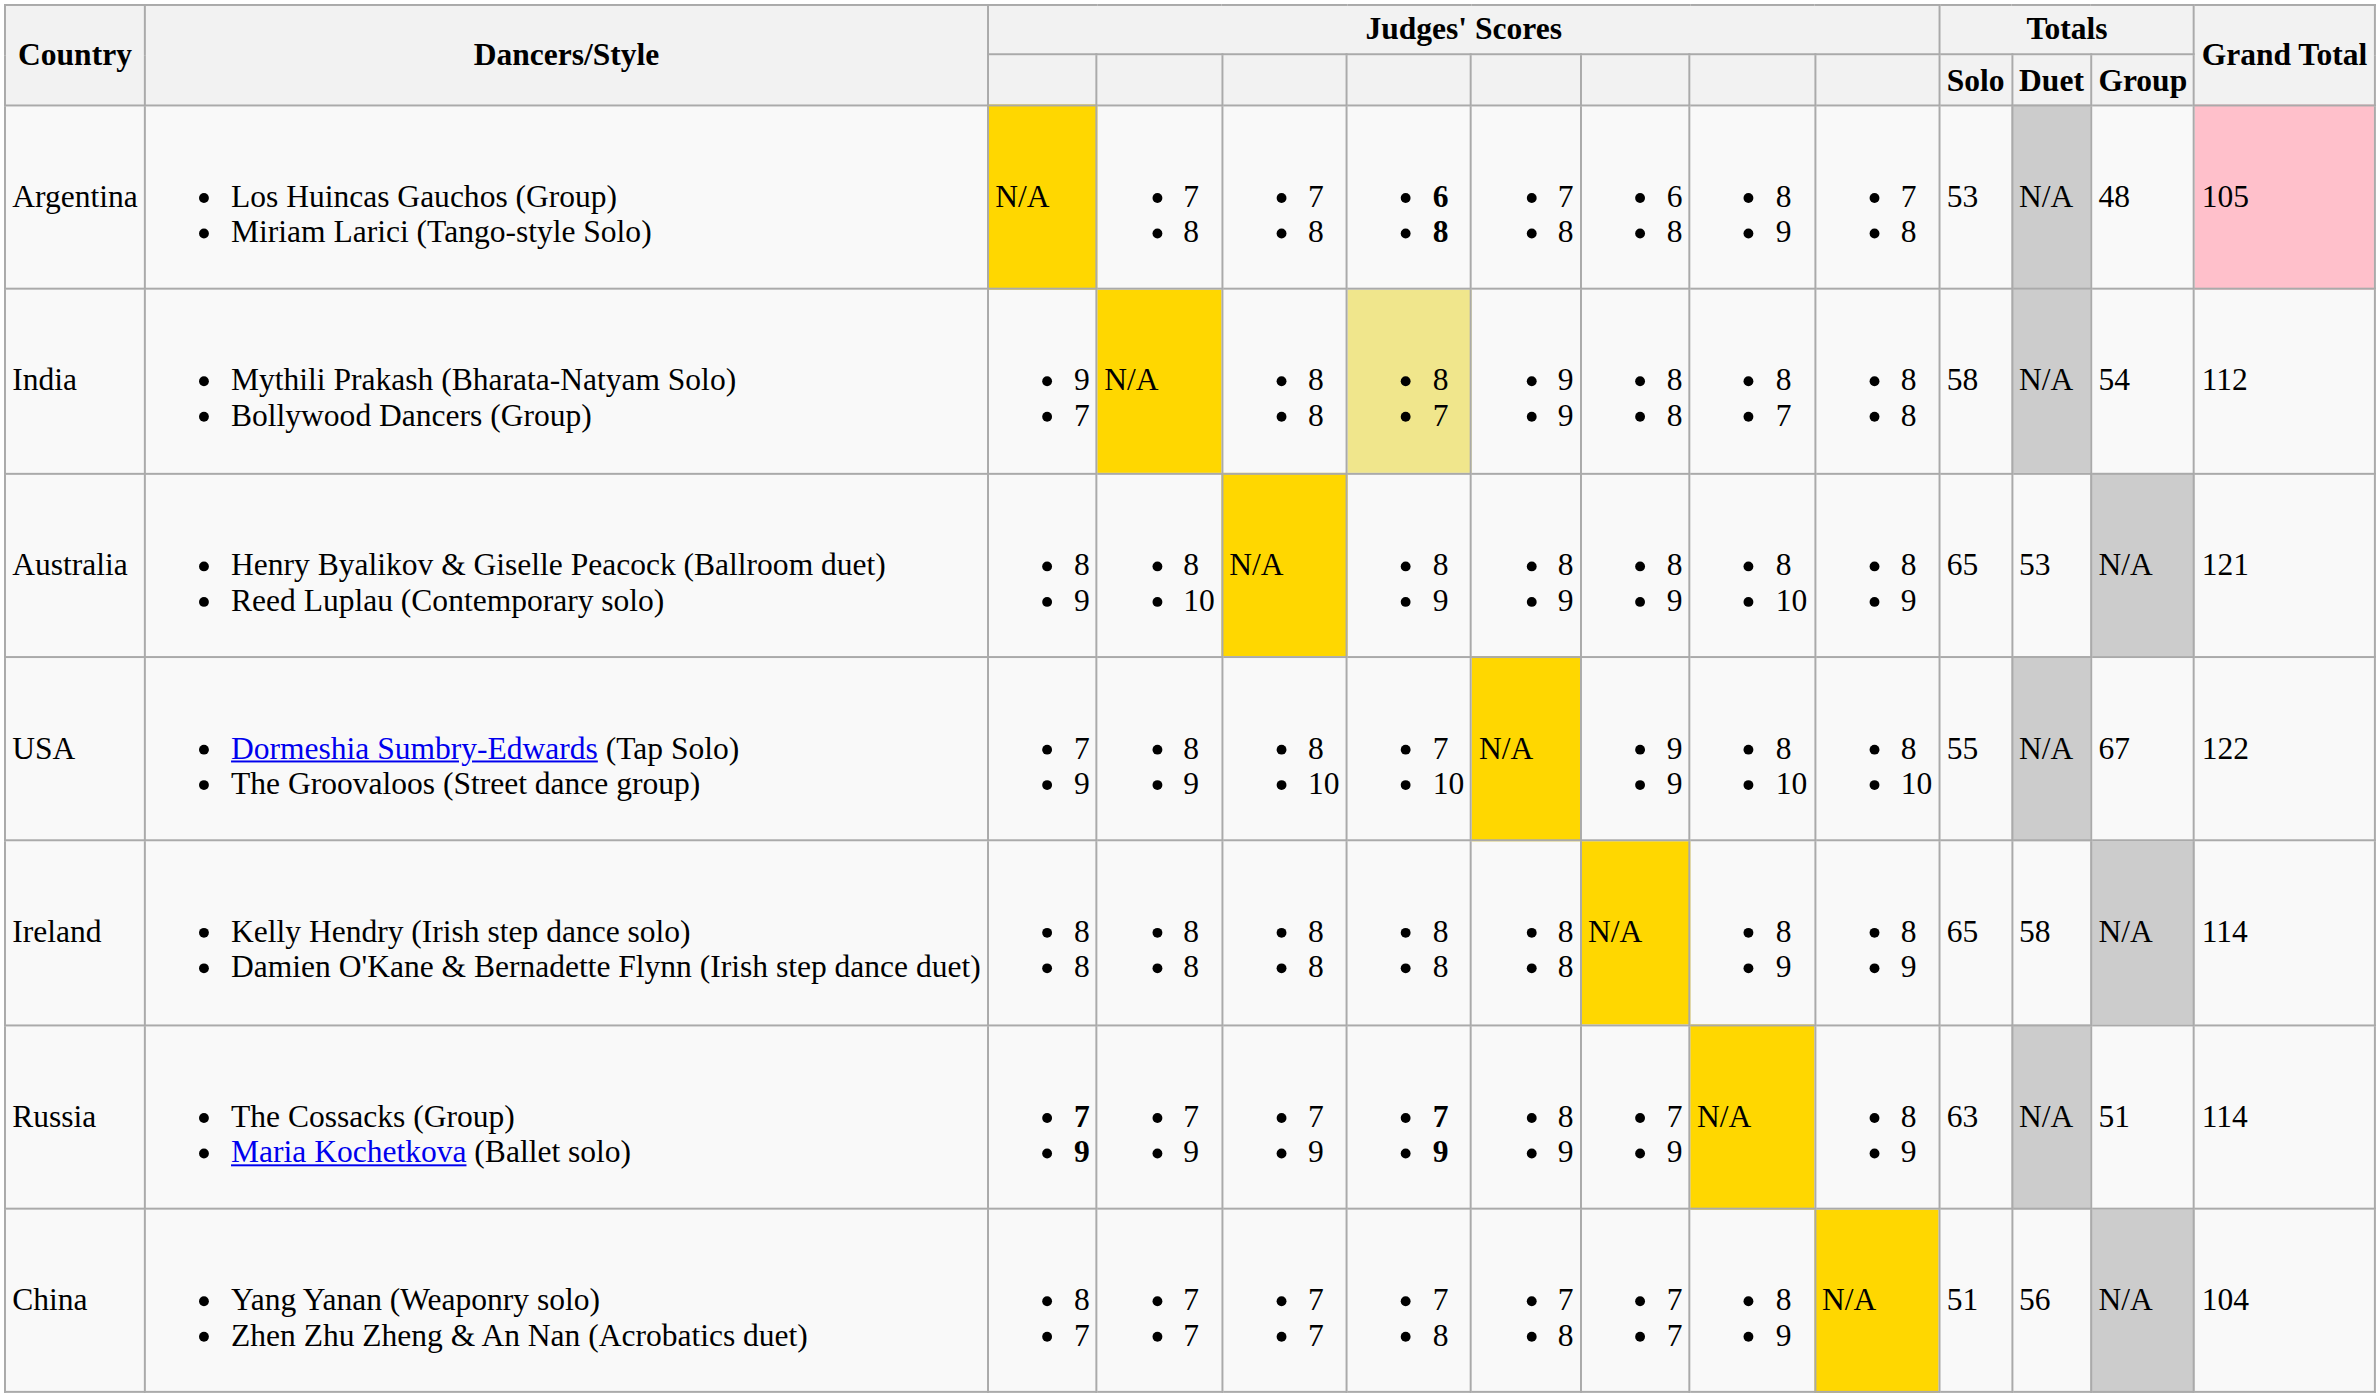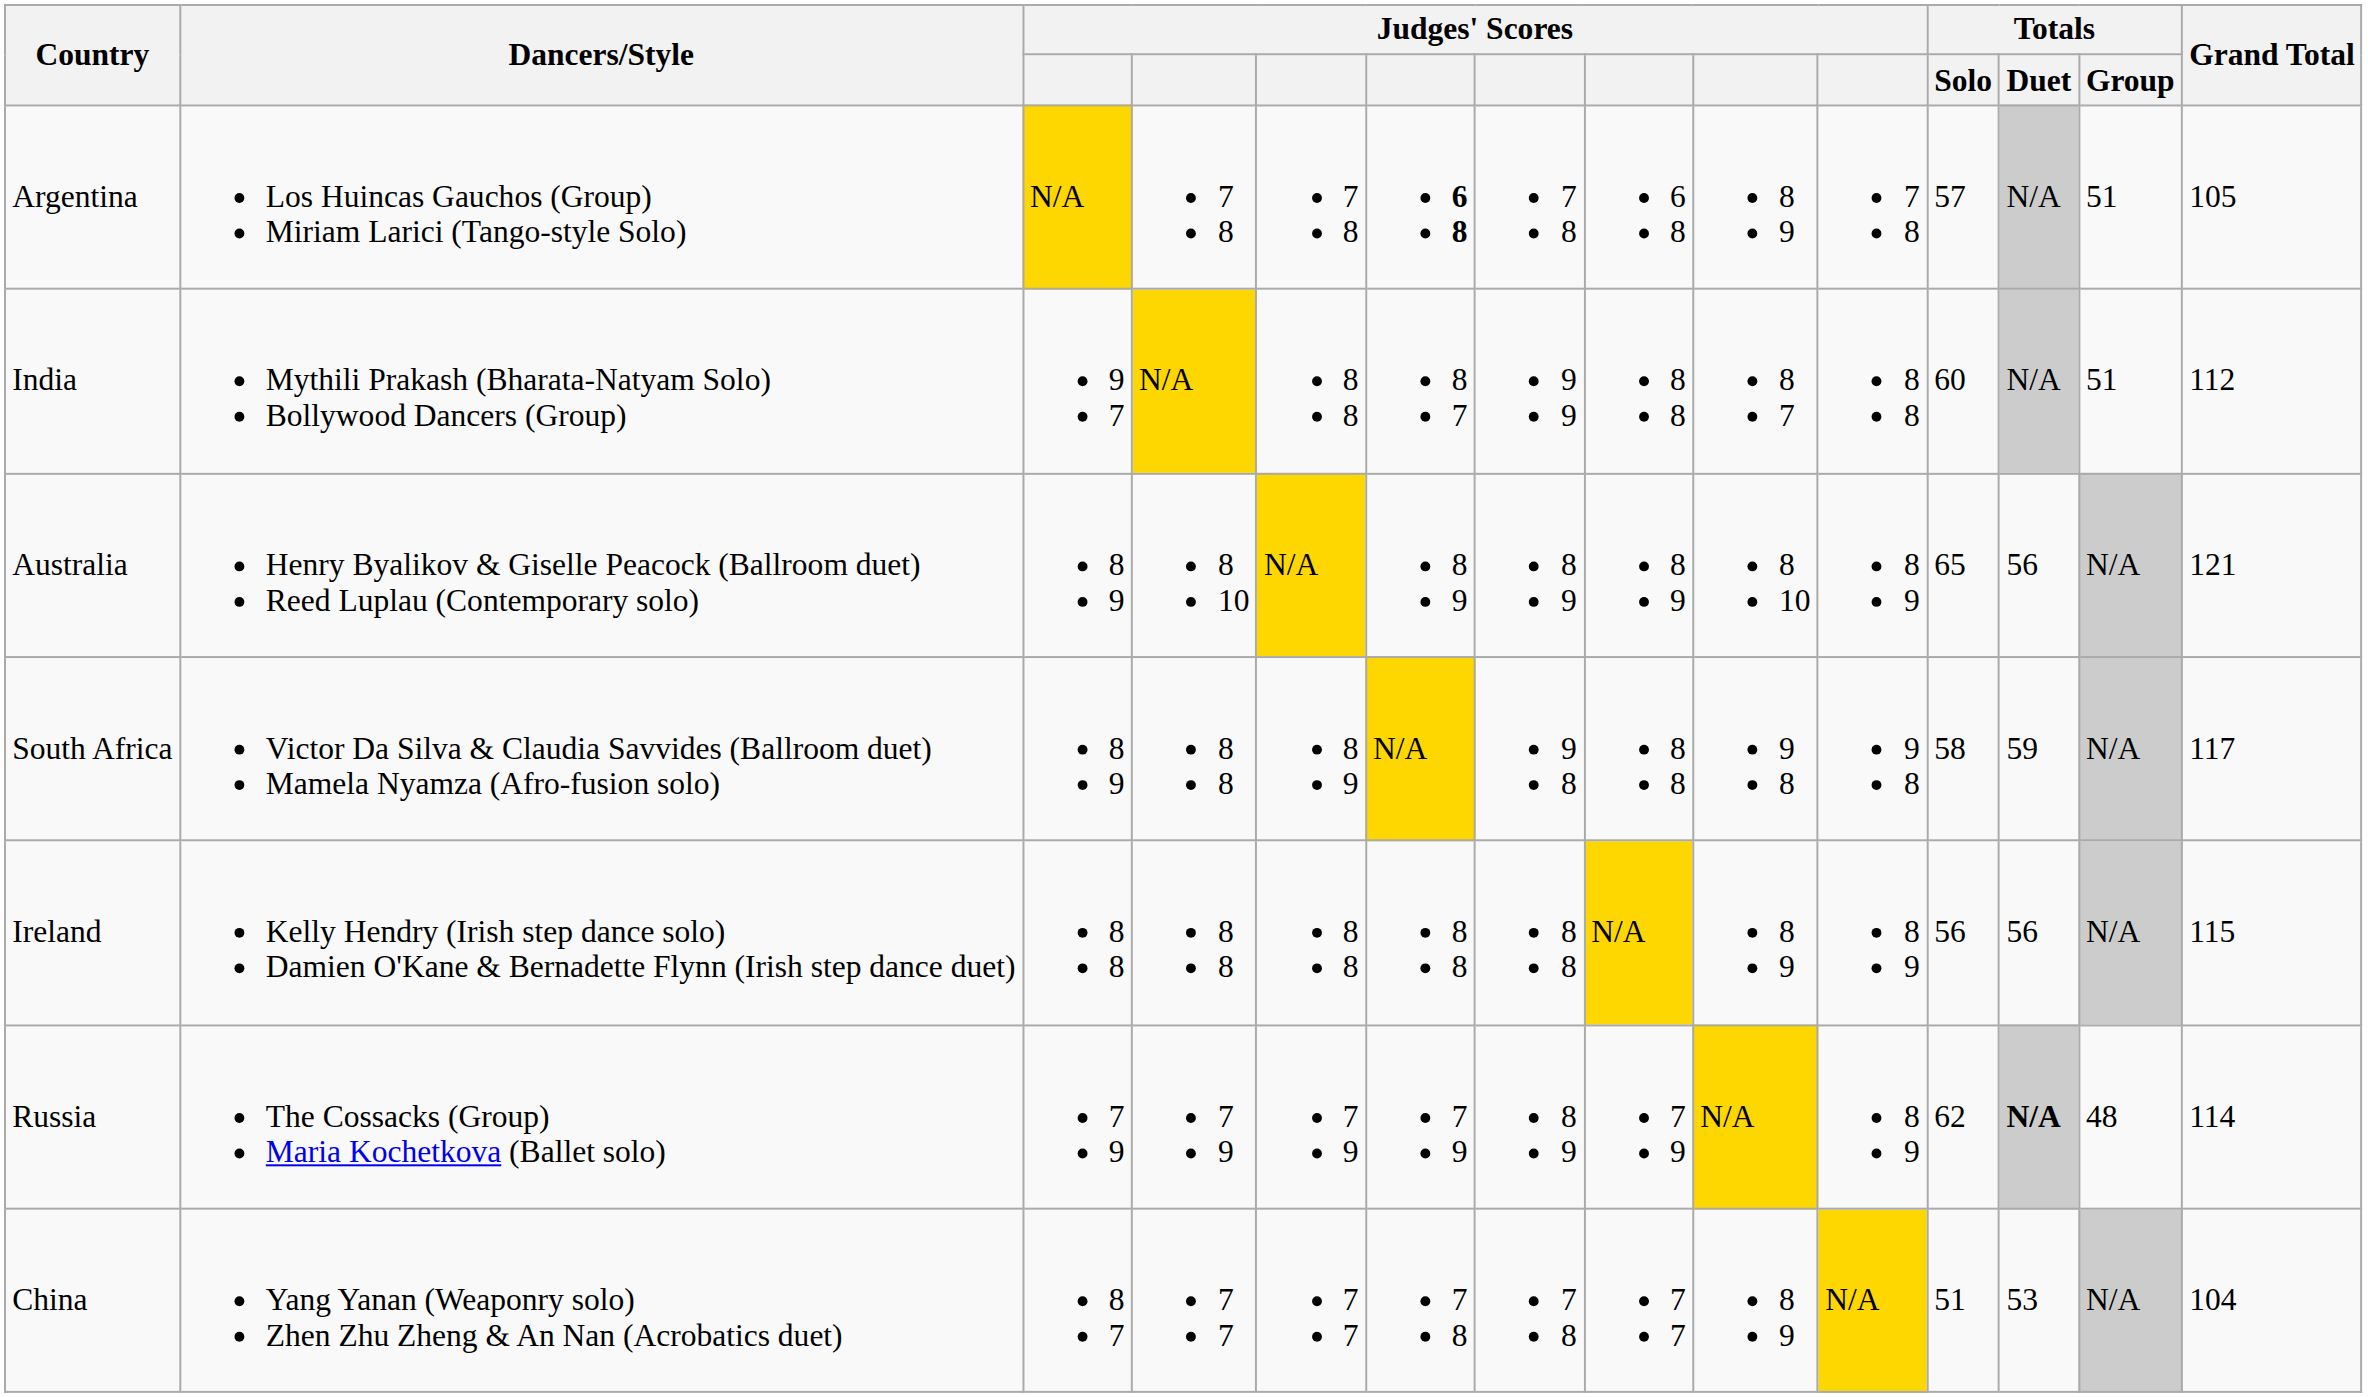(1963, 196) 53 -> (1950, 196) 57
(2114, 196) 48 -> (2102, 196) 51
(2225, 196) pink background -> (2213, 196) no background
(1409, 399) khaki background -> (1420, 399) no background
(1963, 380) 58 -> (1950, 380) 60
(2114, 380) 54 -> (2102, 380) 51
(2035, 564) 53 -> (2022, 564) 56
+ row: (92, 748)
- row: (44, 748)
(1963, 932) 65 -> (1950, 932) 56
(2035, 932) 58 -> (2022, 932) 56
(2225, 932) 114 -> (2212, 932) 115
(1043, 1134) bold -> (1077, 1134) normal
(1409, 1134) bold -> (1420, 1134) normal
(1963, 1116) 63 -> (1950, 1116) 62
(2046, 1116) normal -> (2034, 1116) bold
(2114, 1116) 51 -> (2102, 1116) 48
(2035, 1300) 56 -> (2022, 1300) 53
